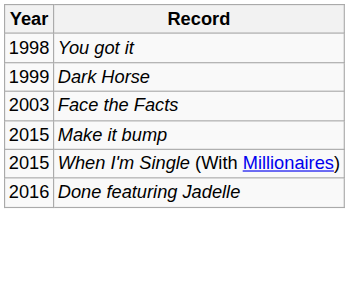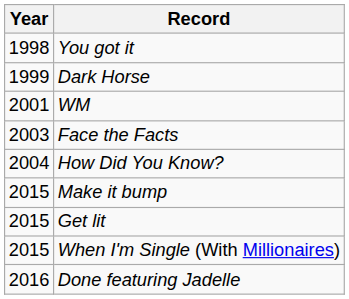+ row: (74, 105)
+ row: (141, 163)
+ row: (82, 221)
